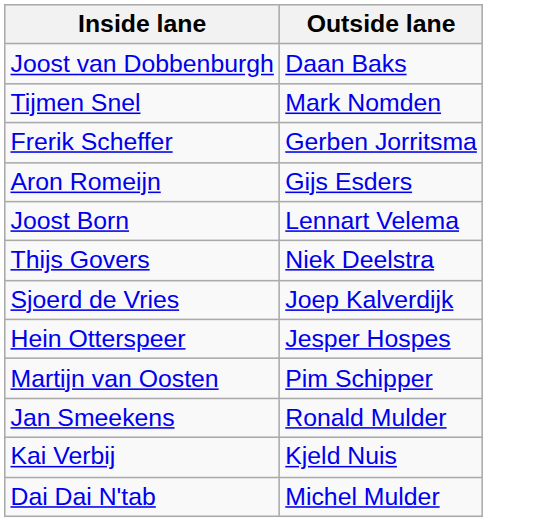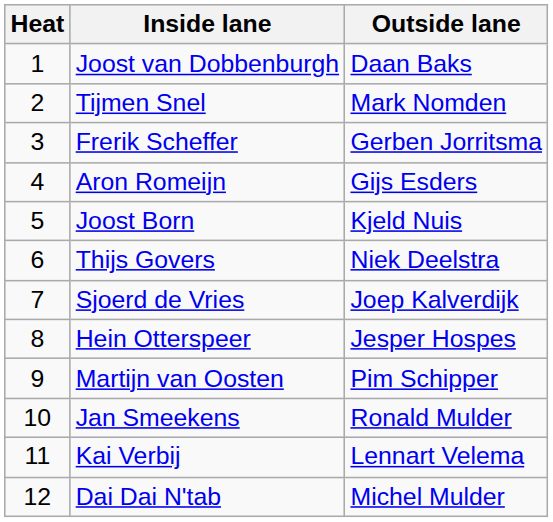+ column: (37, 24)
(372, 220) Lennart Velema -> (406, 220) Kjeld Nuis
(341, 456) Kjeld Nuis -> (437, 456) Lennart Velema
